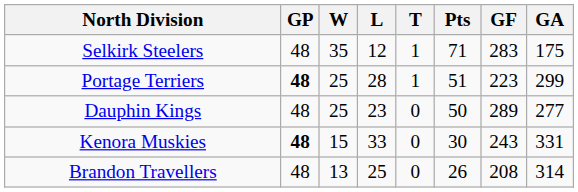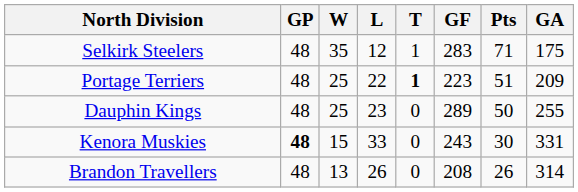columns swapped: (458, 19) <-> (504, 19)
(300, 80) bold -> (300, 80) normal
(377, 80) 28 -> (377, 80) 22
(415, 80) normal -> (415, 80) bold
(550, 80) 299 -> (550, 80) 209
(550, 111) 277 -> (550, 111) 255
(377, 171) 25 -> (377, 171) 26
